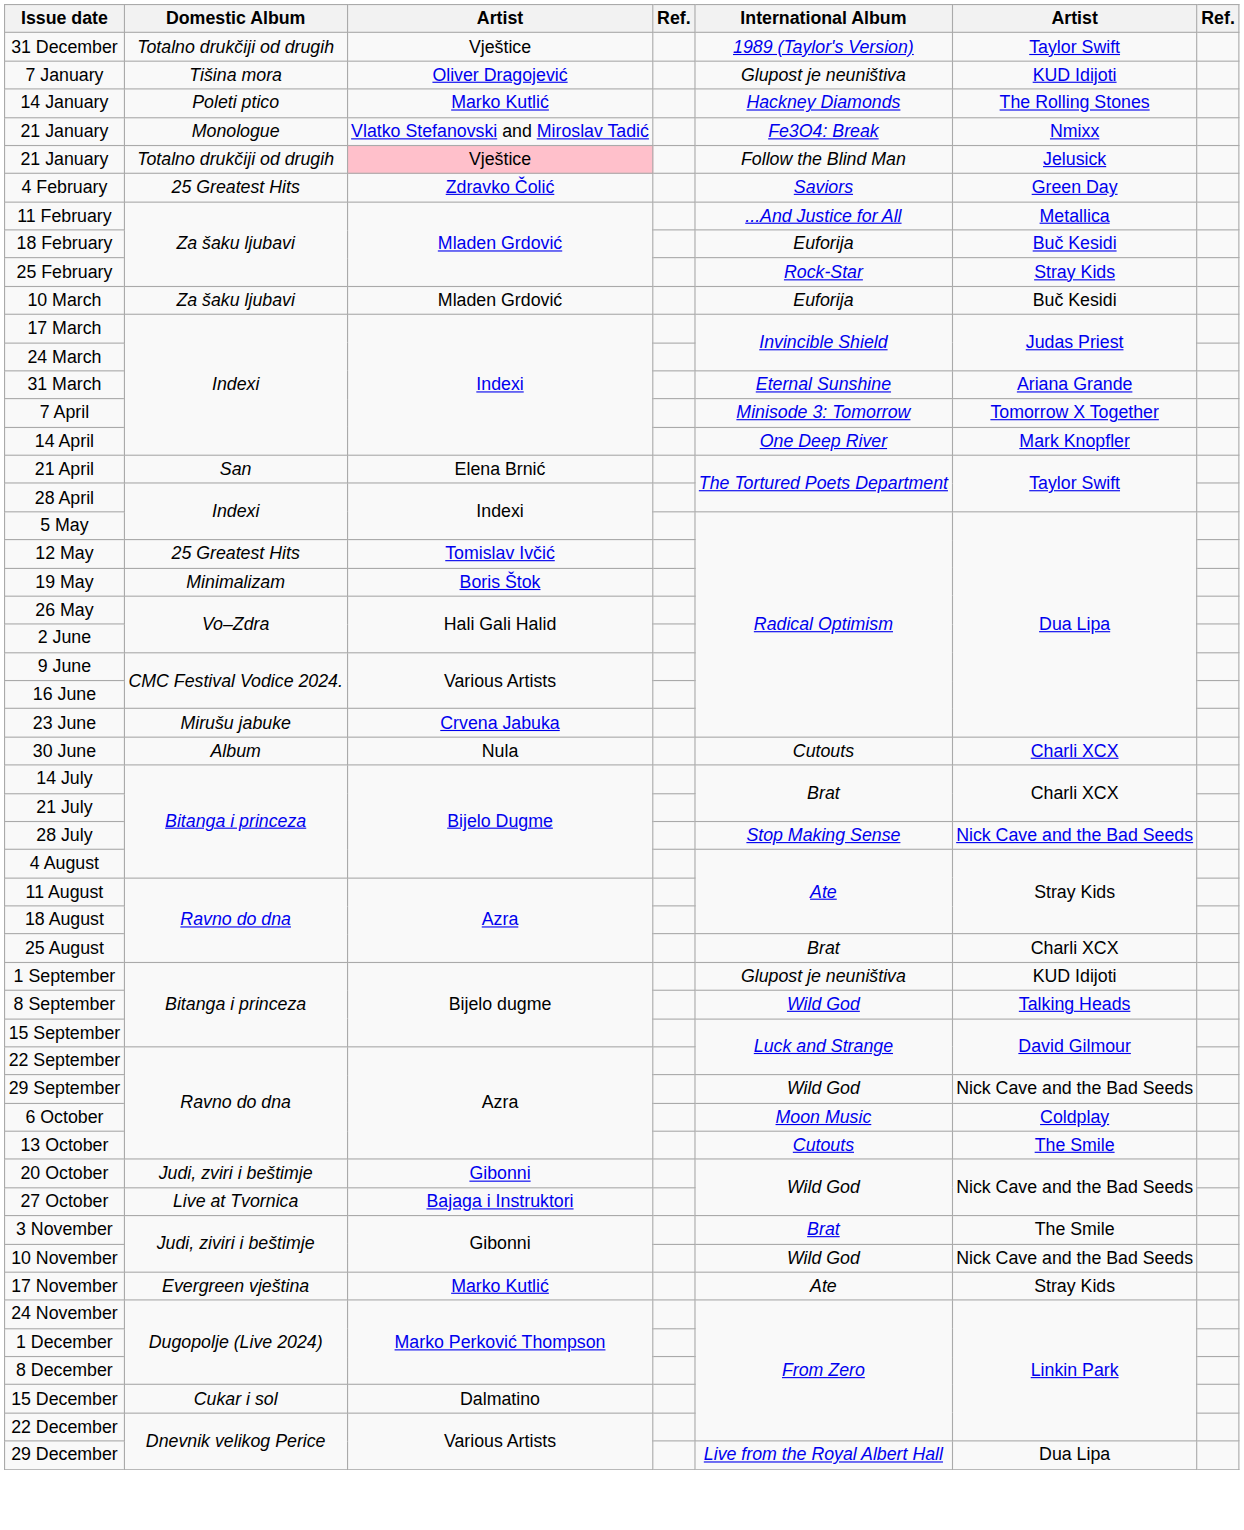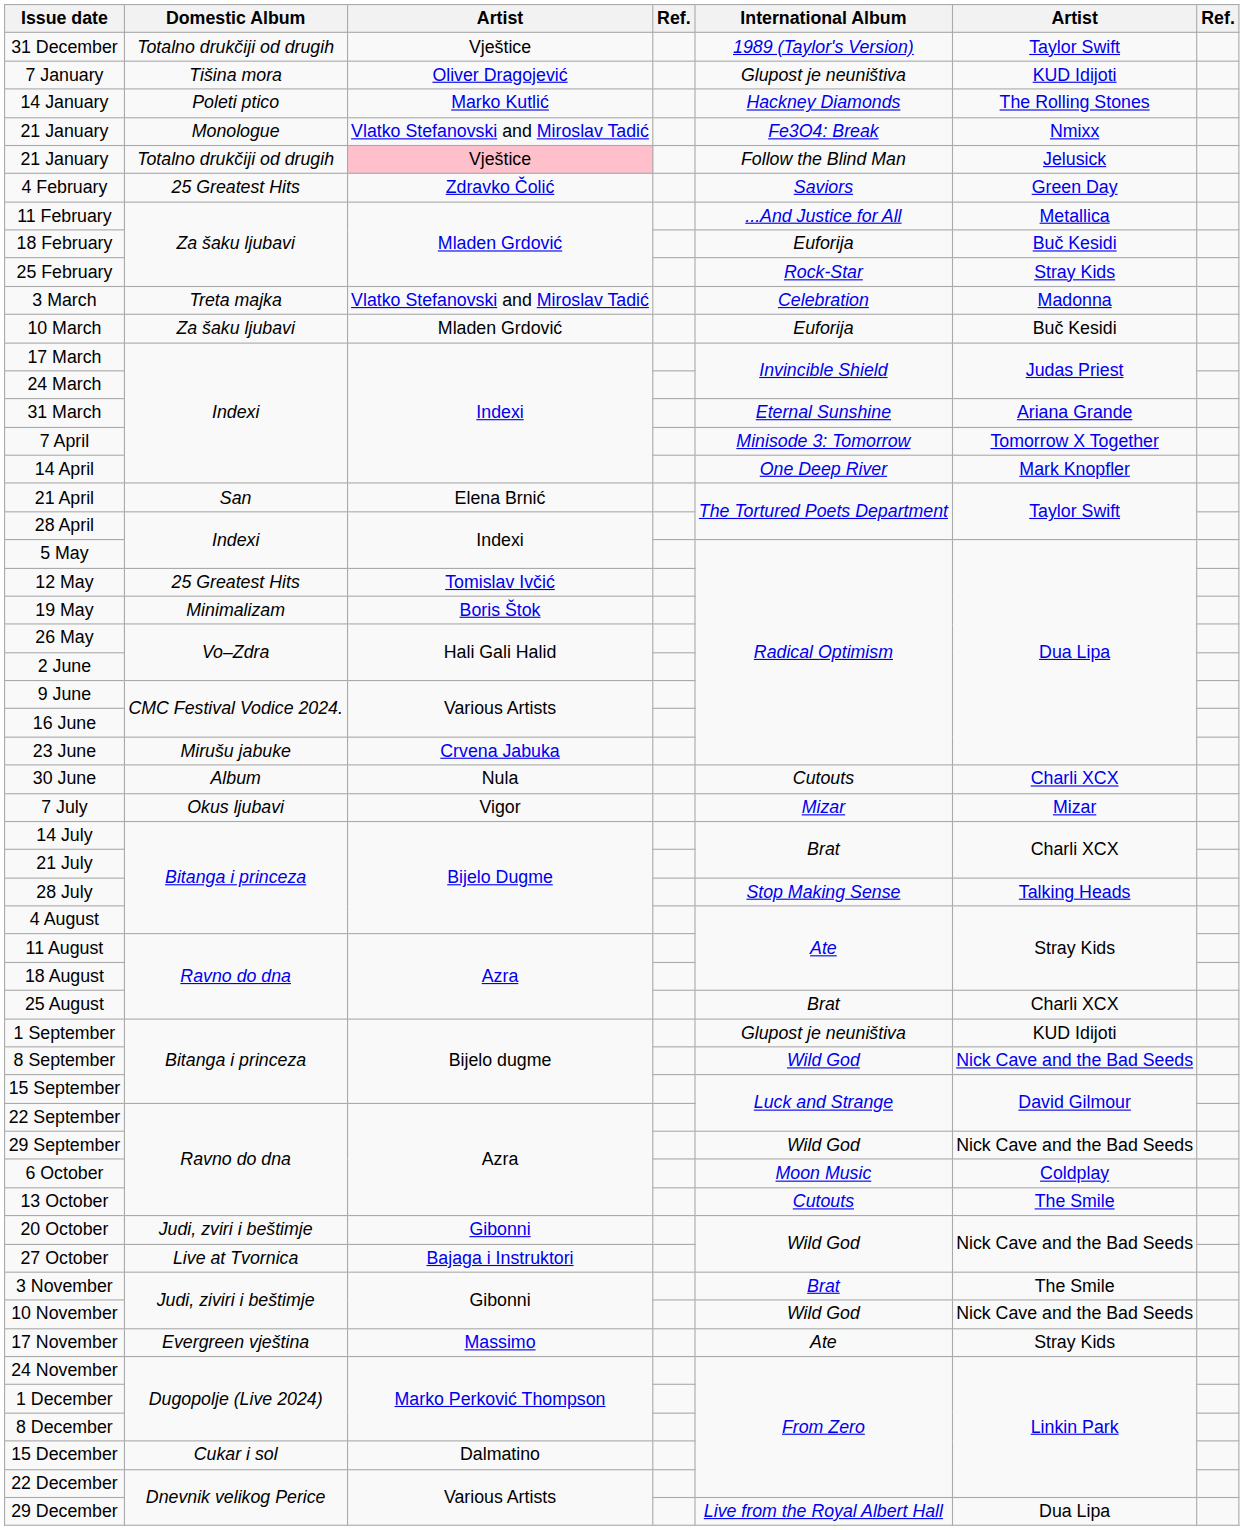+ row: (64, 300)
+ row: (64, 807)
(1075, 835) Nick Cave and the Bad Seeds -> (1075, 891) Talking Heads
(1075, 1004) Talking Heads -> (1075, 1060) Nick Cave and the Bad Seeds
(500, 1286) Marko Kutlić -> (500, 1342) Massimo
